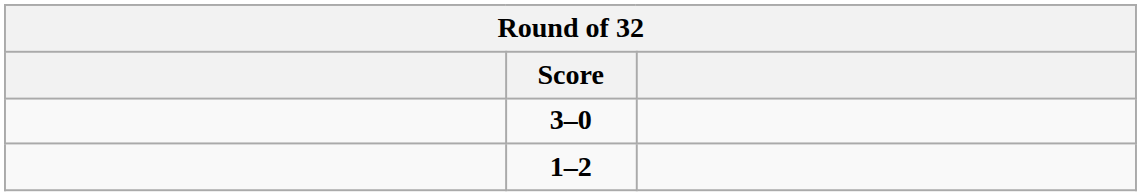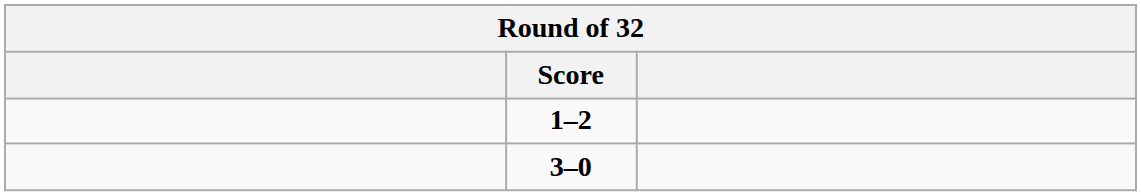rows swapped: (571, 120) <-> (571, 166)
